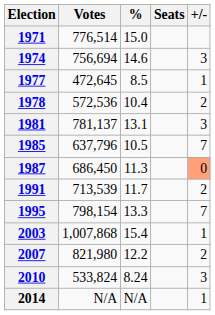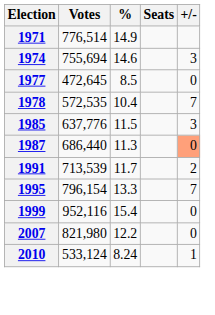(136, 37) 15.0 -> (125, 37) 14.9
(95, 59) 756,694 -> (84, 59) 755,694
(204, 80) 1 -> (193, 80) 0
(95, 102) 572,536 -> (84, 102) 572,535
(204, 102) 2 -> (193, 102) 7
- row: (32, 124)
(95, 146) 637,796 -> (84, 124) 637,776
(136, 146) 10.5 -> (125, 124) 11.5
(204, 146) 7 -> (193, 124) 3
(95, 168) 686,450 -> (84, 146) 686,440
(95, 211) 798,154 -> (84, 189) 796,154
+ row: (32, 211)
- row: (32, 233)
(204, 255) 2 -> (193, 233) 0
(95, 277) 533,824 -> (84, 255) 533,124
(204, 277) 3 -> (193, 255) 1
- row: (32, 299)
